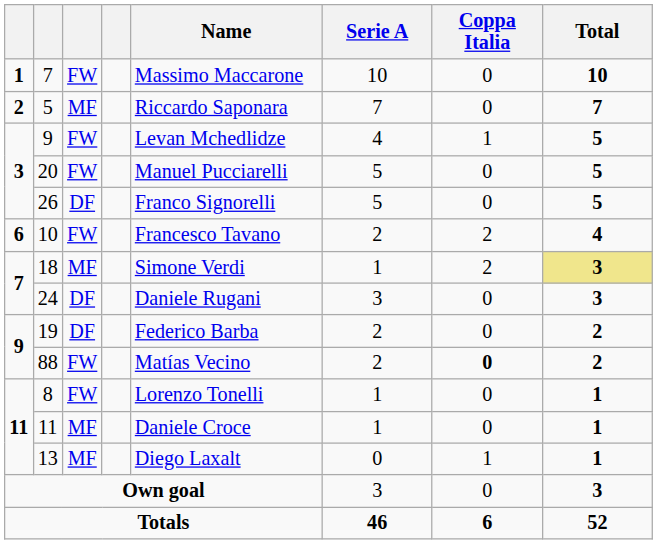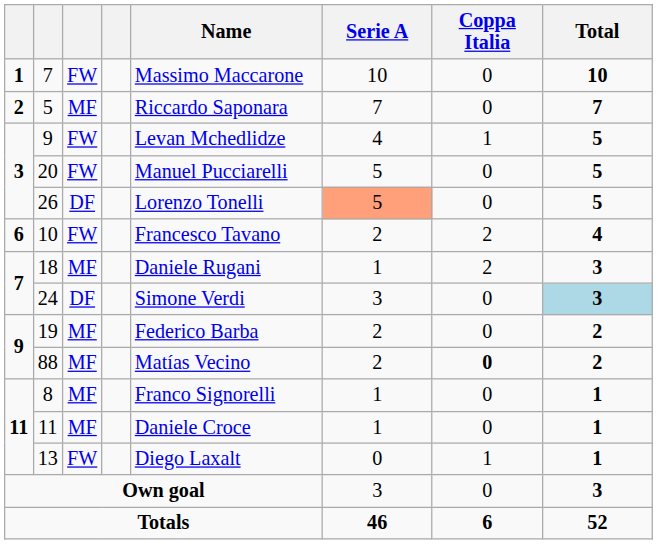(205, 203) Franco Signorelli -> (199, 203) Lorenzo Tonelli
(377, 203) no background -> (377, 203) lightsalmon background
(190, 266) Simone Verdi -> (198, 266) Daniele Rugani
(597, 266) khaki background -> (597, 266) no background
(198, 298) Daniele Rugani -> (190, 298) Simone Verdi
(597, 298) no background -> (597, 298) lightblue background
(82, 330) DF -> (82, 330) MF
(82, 362) FW -> (82, 362) MF
(82, 394) FW -> (82, 394) MF
(199, 394) Lorenzo Tonelli -> (205, 394) Franco Signorelli
(82, 458) MF -> (82, 458) FW
